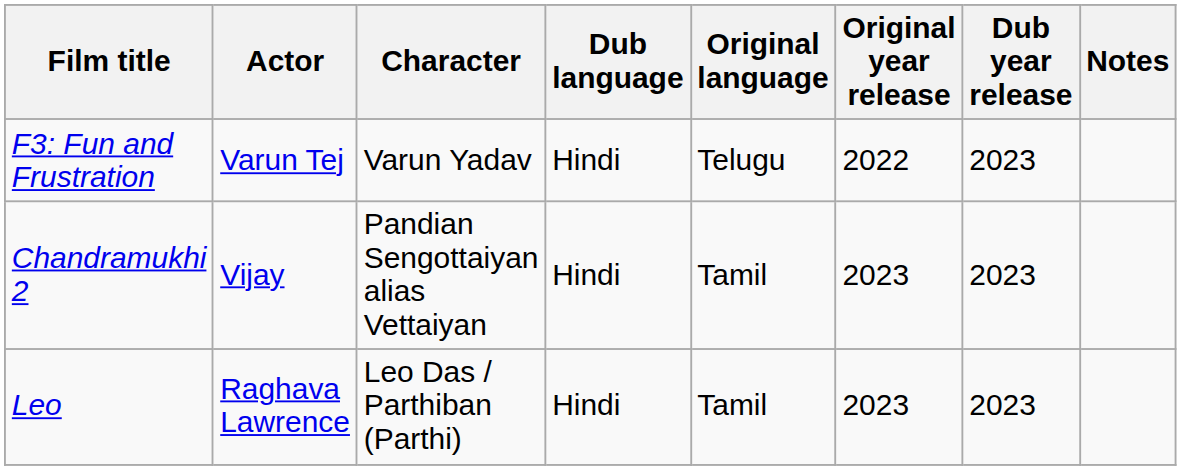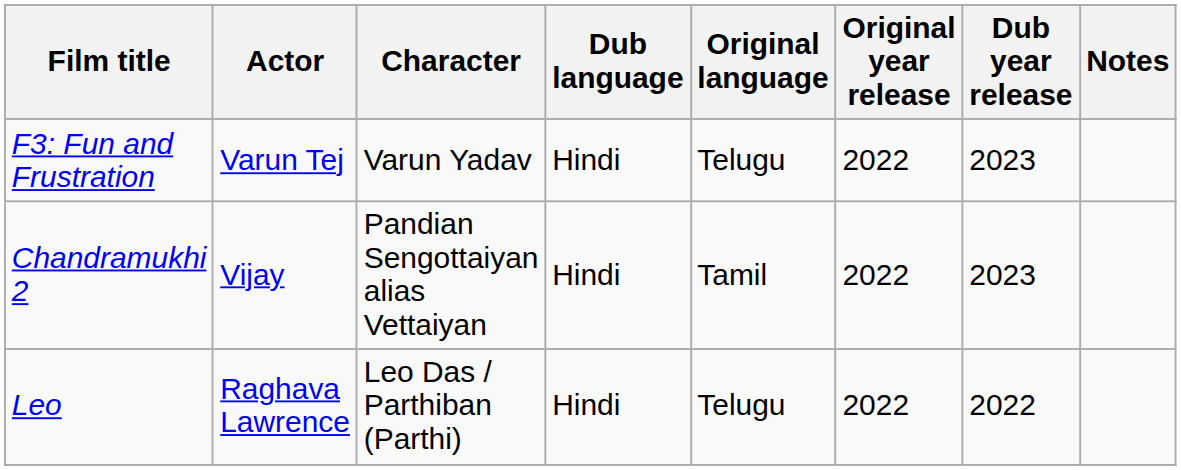(876, 274) 2023 -> (876, 274) 2022
(732, 406) Tamil -> (741, 406) Telugu
(876, 406) 2023 -> (876, 406) 2022
(1003, 406) 2023 -> (1003, 406) 2022
